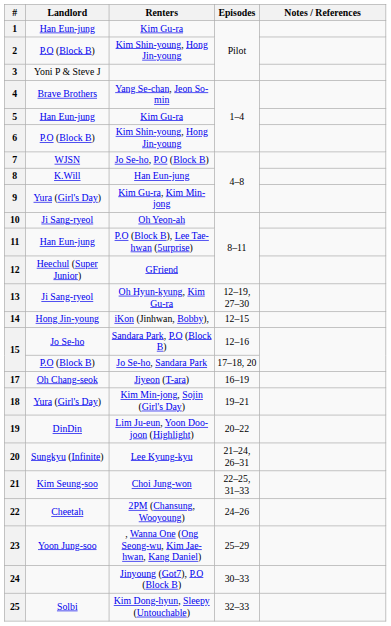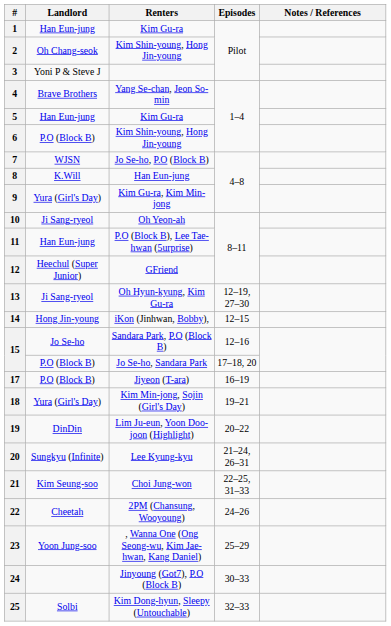(67, 51) P.O (Block B) -> (67, 51) Oh Chang-seok
(67, 379) Oh Chang-seok -> (67, 379) P.O (Block B)
